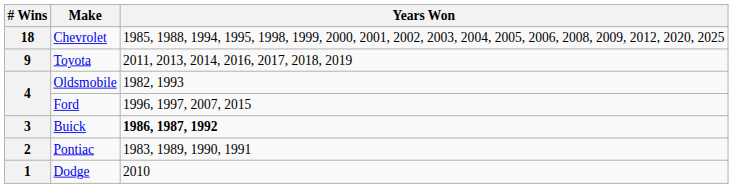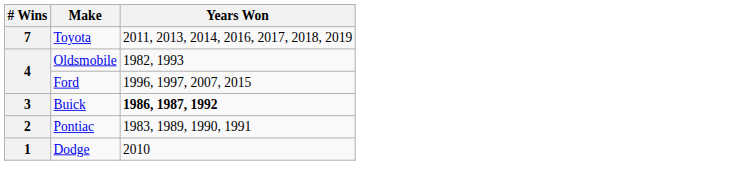- row: (80, 38)
(27, 60) 9 -> (27, 38) 7
